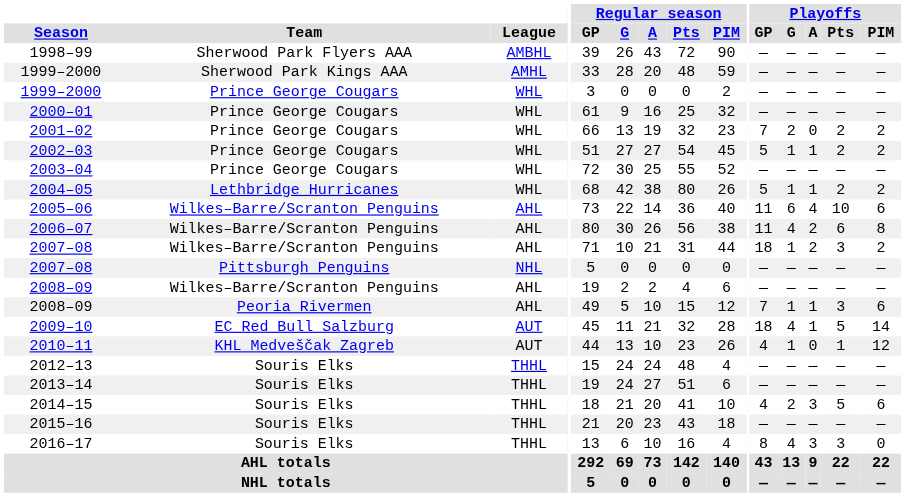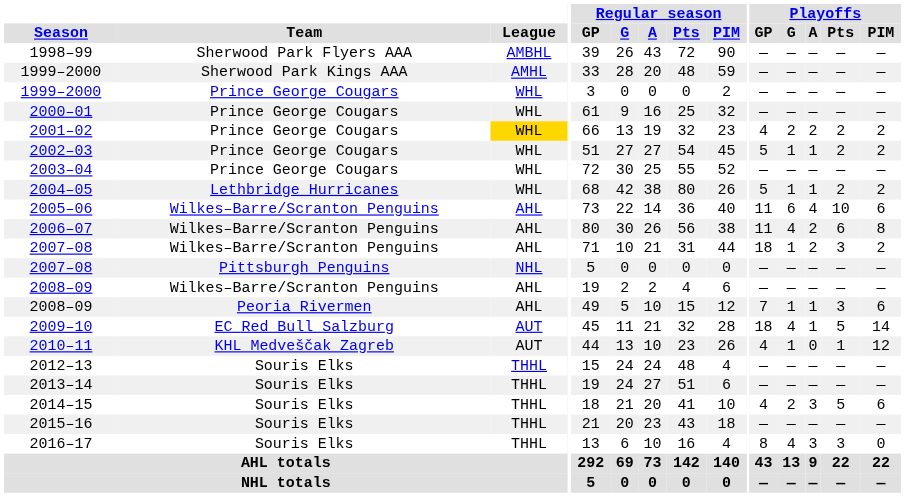(529, 131) no background -> (529, 131) gold background
(764, 131) 7 -> (764, 131) 4
(813, 131) 0 -> (813, 131) 2
